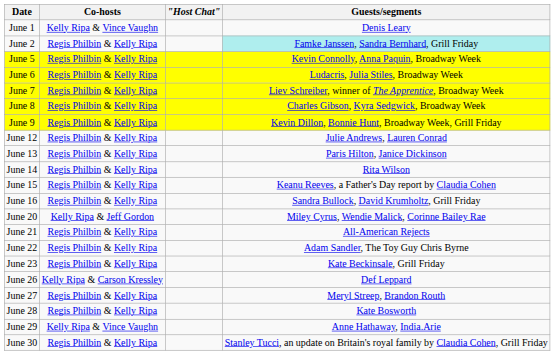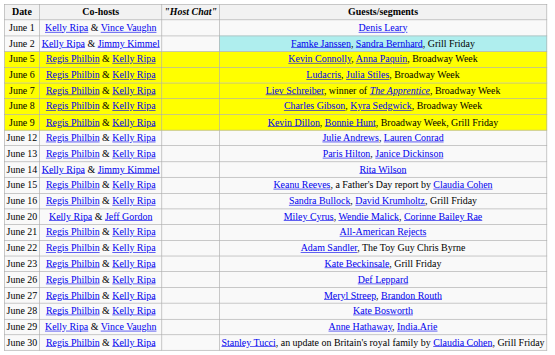(102, 43) Regis Philbin & Kelly Ripa -> (101, 43) Kelly Ripa & Jimmy Kimmel
(102, 169) Regis Philbin & Kelly Ripa -> (101, 169) Kelly Ripa & Jimmy Kimmel
(102, 279) Kelly Ripa & Carson Kressley -> (101, 279) Regis Philbin & Kelly Ripa
